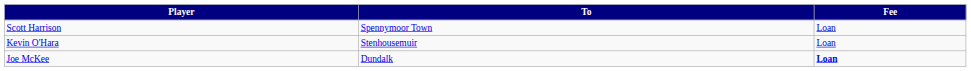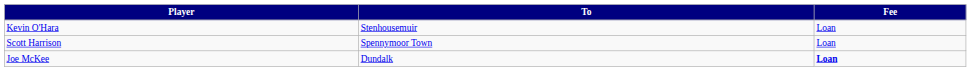rows swapped: (33, 43) <-> (34, 27)
